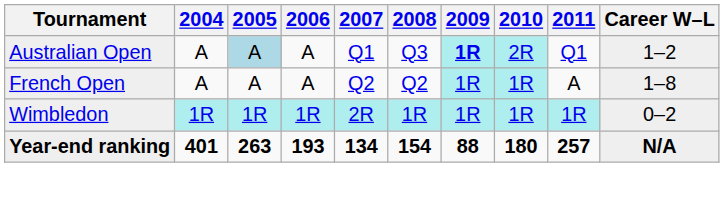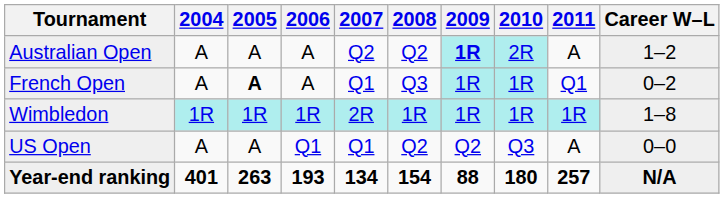(255, 51) lightblue background -> (255, 51) no background
(361, 51) Q1 -> (361, 51) Q2
(415, 51) Q3 -> (415, 51) Q2
(574, 51) Q1 -> (574, 51) A
(255, 83) normal -> (255, 83) bold
(361, 83) Q2 -> (361, 83) Q1
(415, 83) Q2 -> (415, 83) Q3
(574, 83) A -> (574, 83) Q1
(660, 83) 1–8 -> (660, 83) 0–2
(660, 114) 0–2 -> (660, 114) 1–8
+ row: (50, 146)
